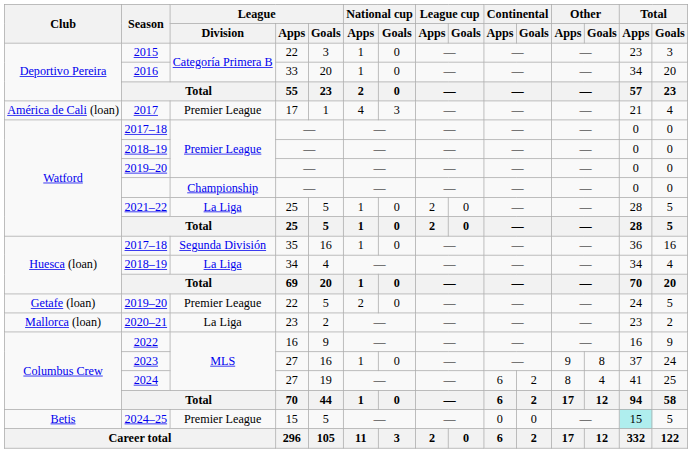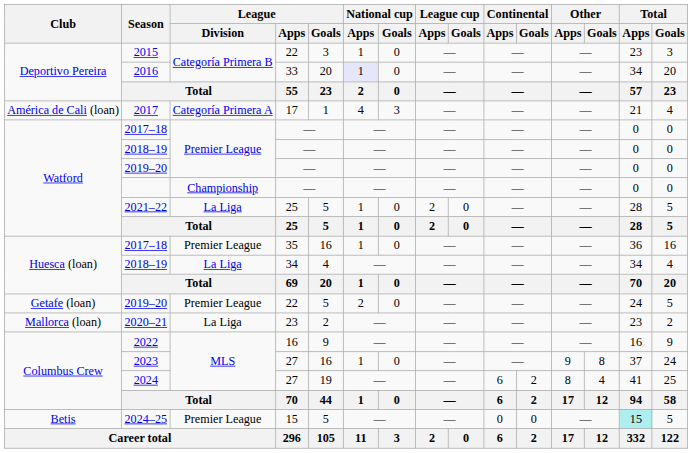(361, 71) no background -> (361, 71) lavender background
(223, 110) Premier League -> (223, 110) Categoría Primera A
(223, 245) Segunda División -> (223, 245) Premier League
